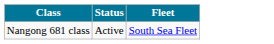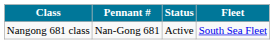+ column: (127, 13)
